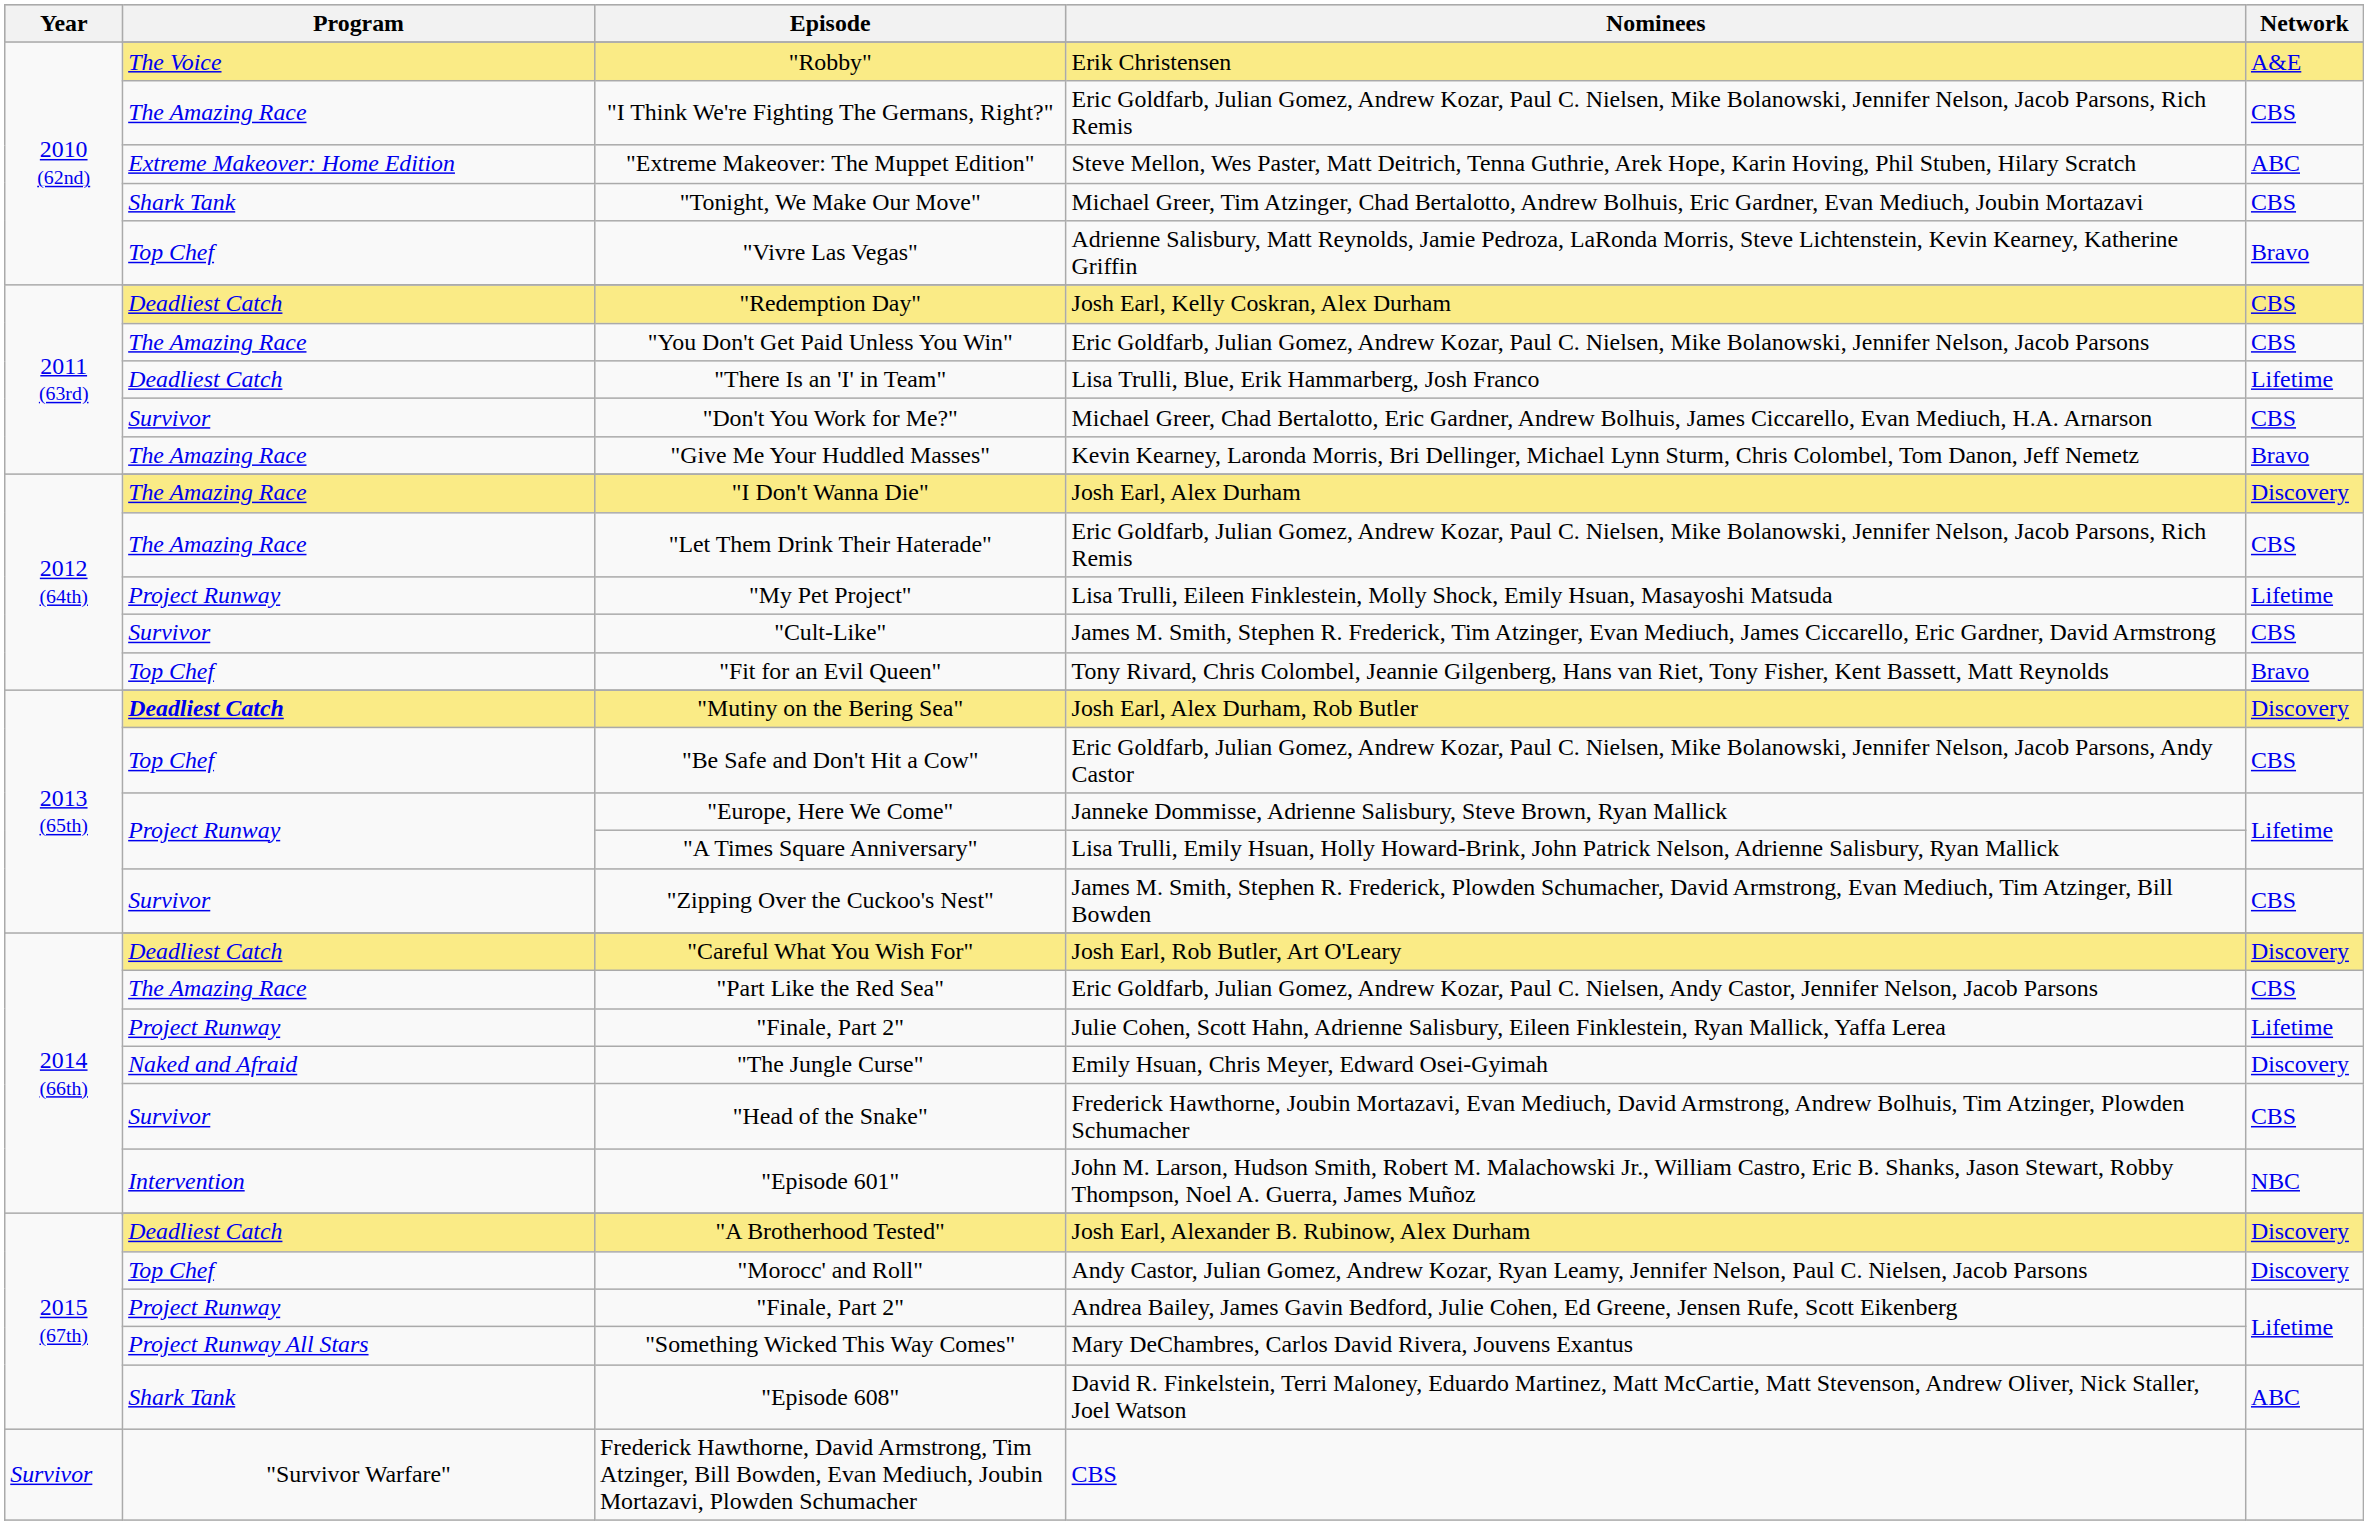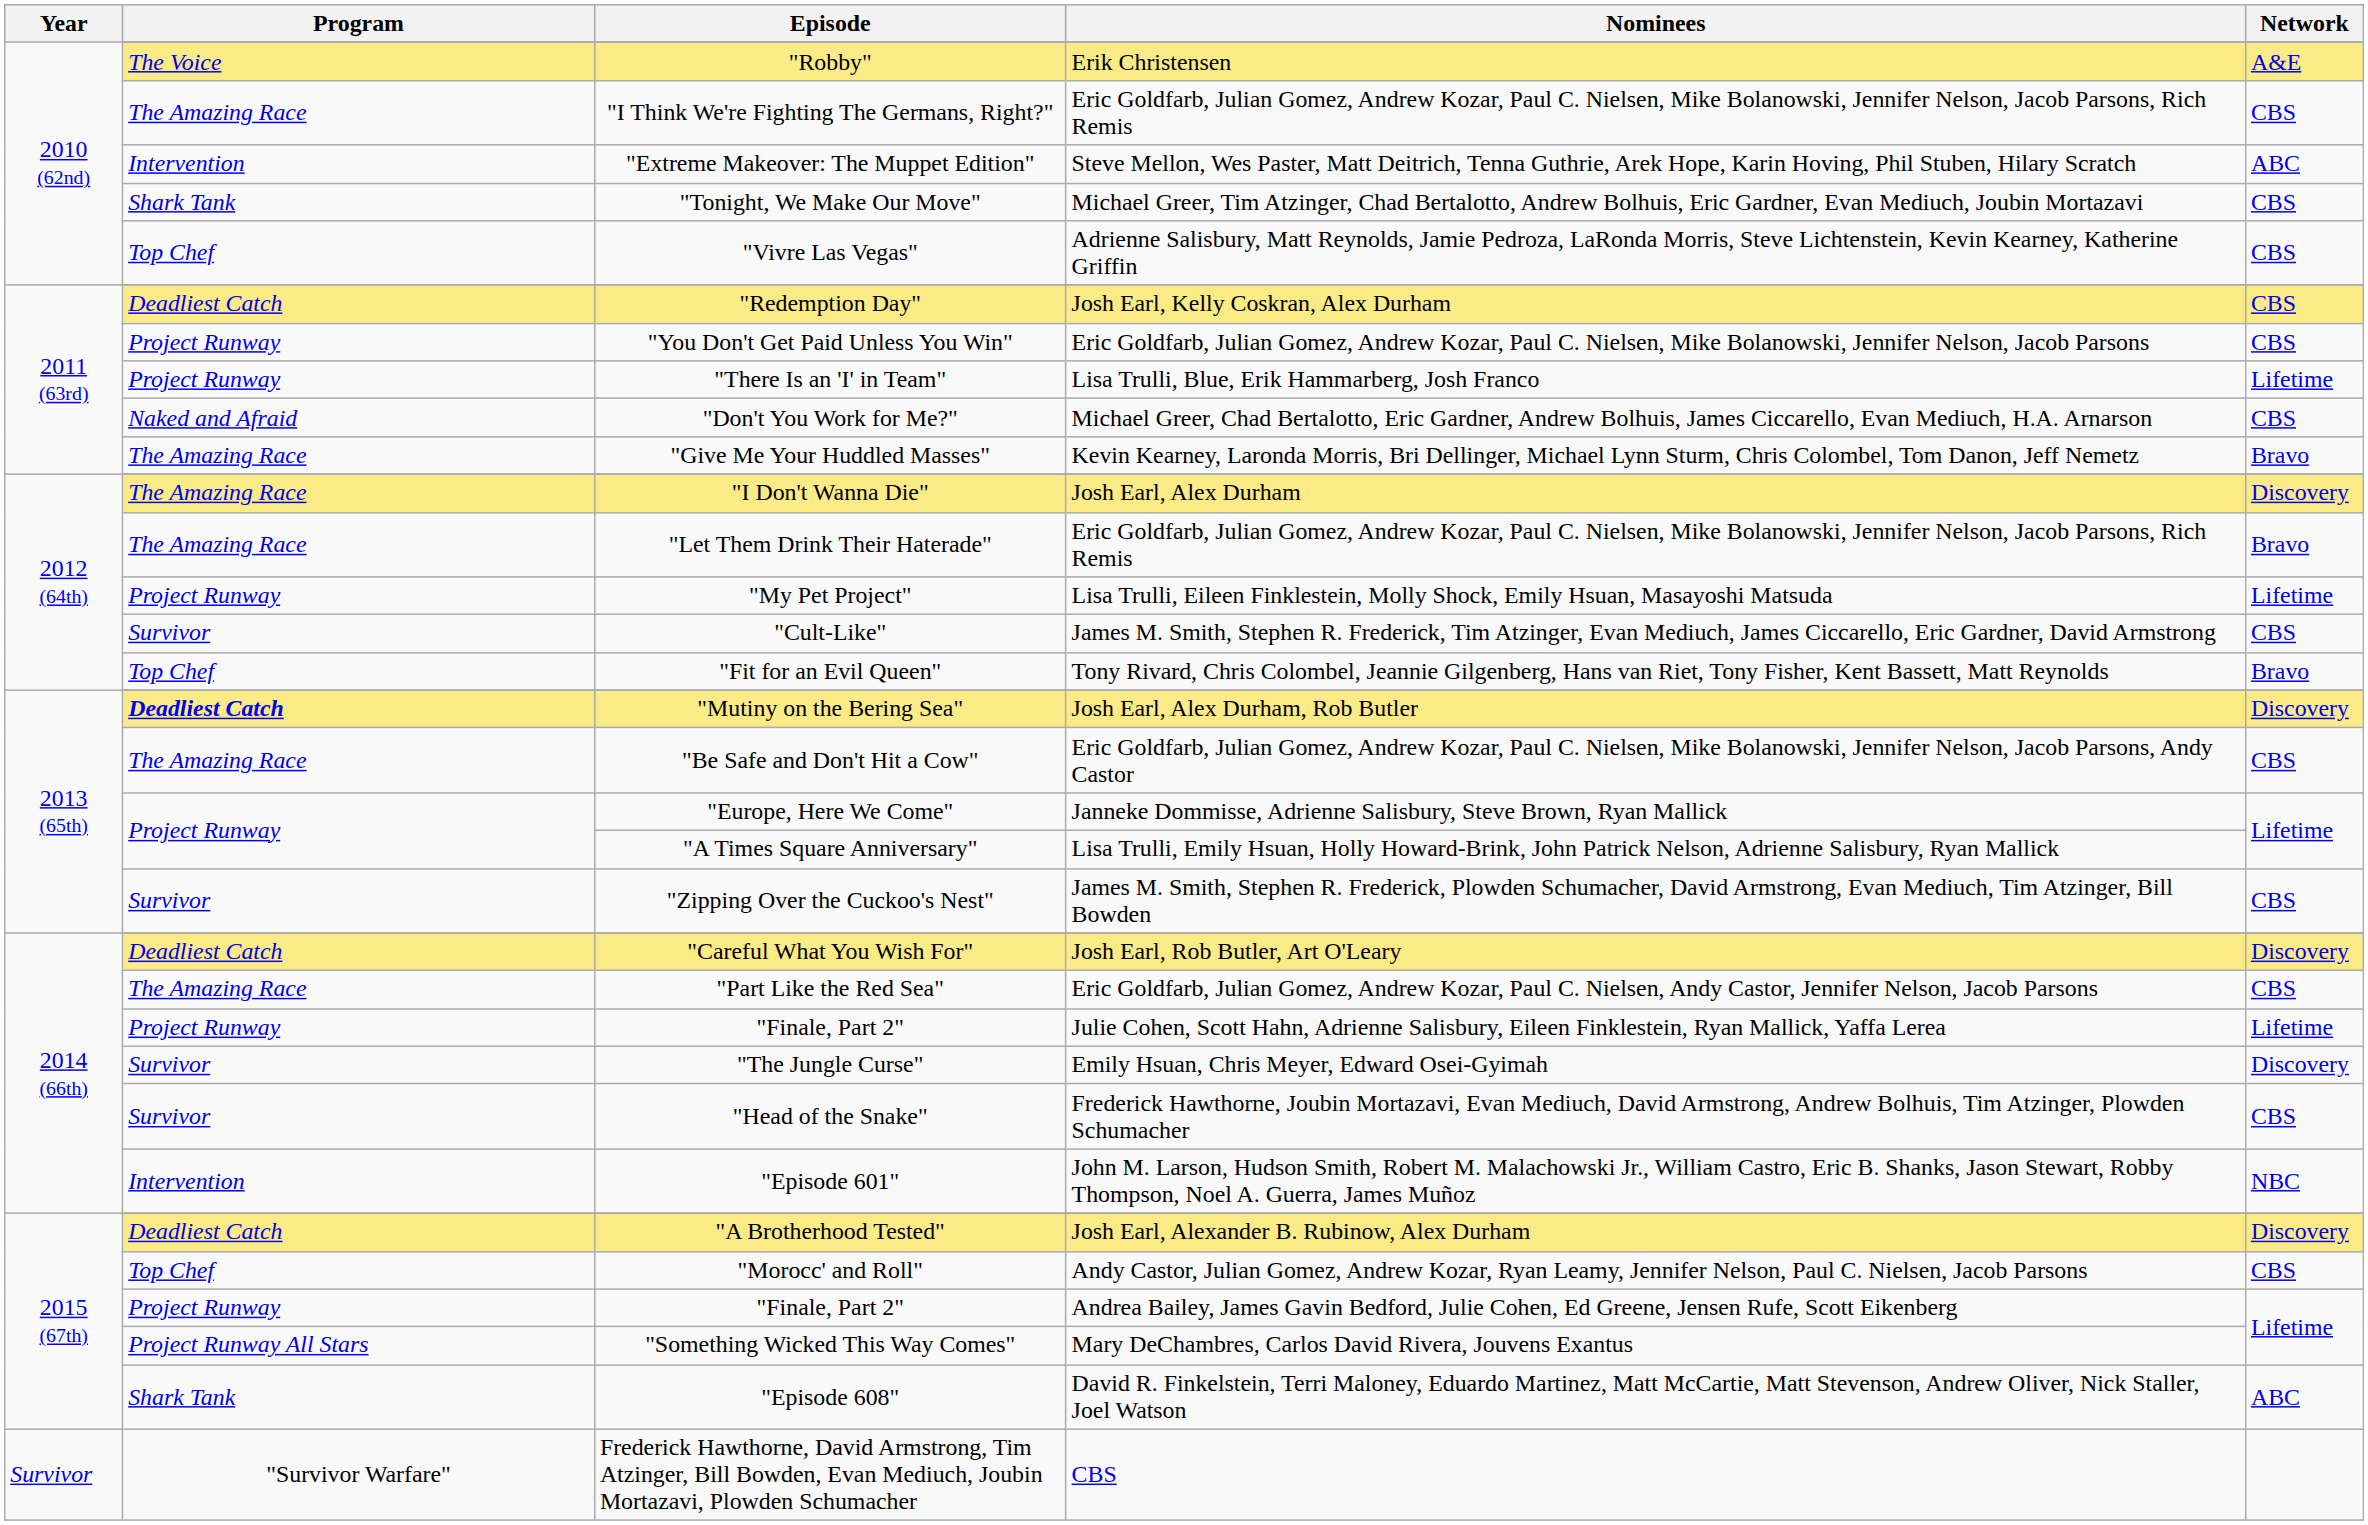(292, 163) Extreme Makeover: Home Edition -> (186, 163) Intervention
(2280, 252) Bravo -> (2274, 252) CBS
(217, 341) The Amazing Race -> (204, 341) Project Runway
(205, 379) Deadliest Catch -> (204, 379) Project Runway
(169, 417) Survivor -> (213, 417) Naked and Afraid
(2274, 544) CBS -> (2280, 544) Bravo
(171, 760) Top Chef -> (217, 760) The Amazing Race
(213, 1064) Naked and Afraid -> (169, 1064) Survivor
(2300, 1269) Discovery -> (2274, 1269) CBS
